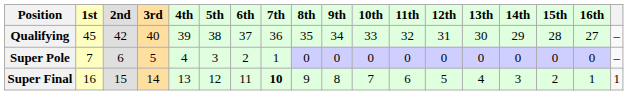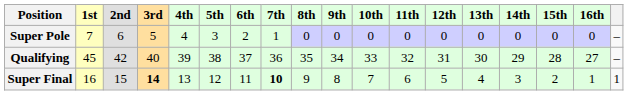rows swapped: (40, 36) <-> (40, 57)
(153, 78) normal -> (153, 78) bold
